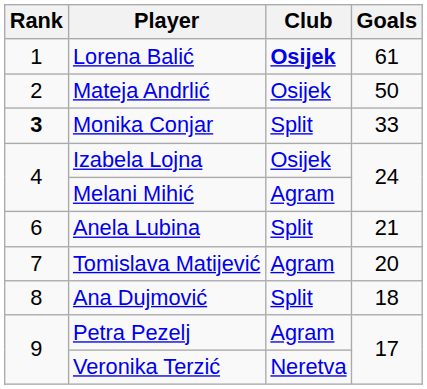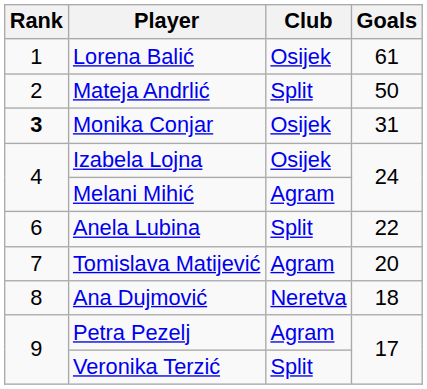(303, 56) bold -> (301, 56) normal
(301, 90) Osijek -> (292, 90) Split
(292, 125) Split -> (301, 125) Osijek
(387, 125) 33 -> (387, 125) 31
(387, 228) 21 -> (387, 228) 22
(292, 297) Split -> (308, 297) Neretva
(308, 366) Neretva -> (292, 366) Split
